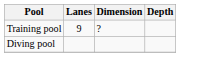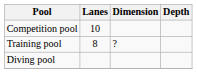+ row: (42, 28)
(79, 28) 9 -> (95, 44) 8
